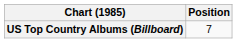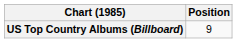(209, 29) 7 -> (209, 29) 9
